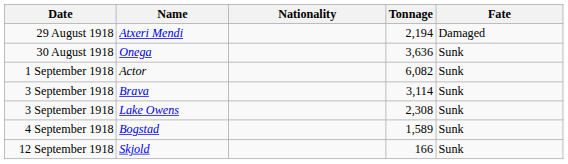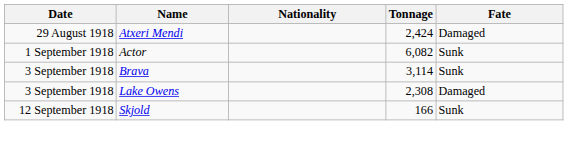(419, 33) 2,194 -> (419, 33) 2,424
- row: (135, 52)
(451, 110) Sunk -> (462, 91) Damaged
- row: (139, 129)
